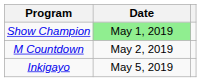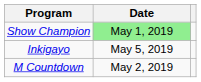rows swapped: (49, 49) <-> (49, 67)
